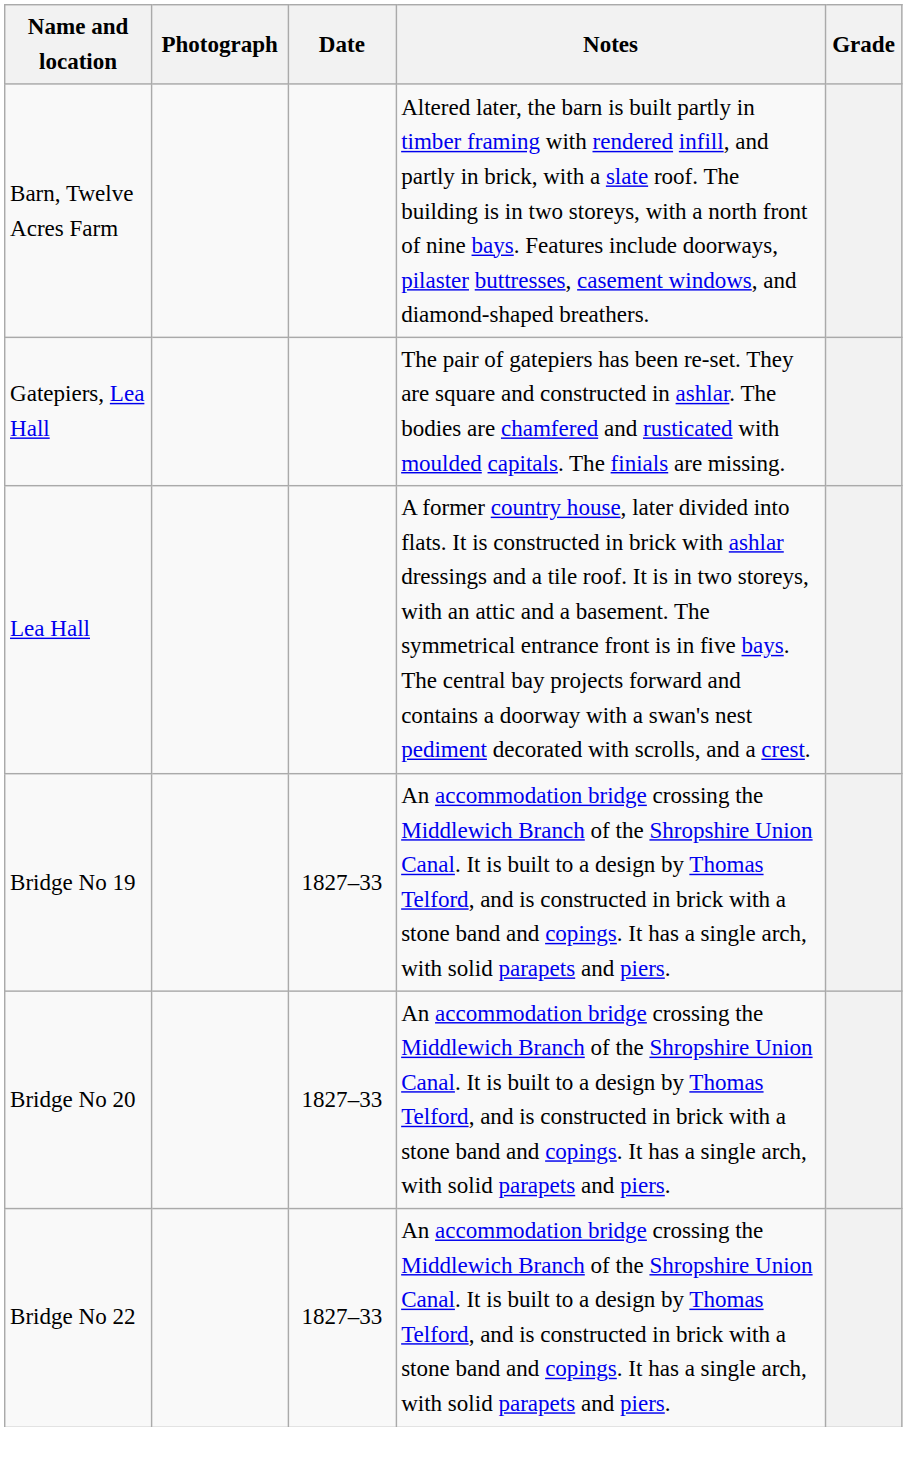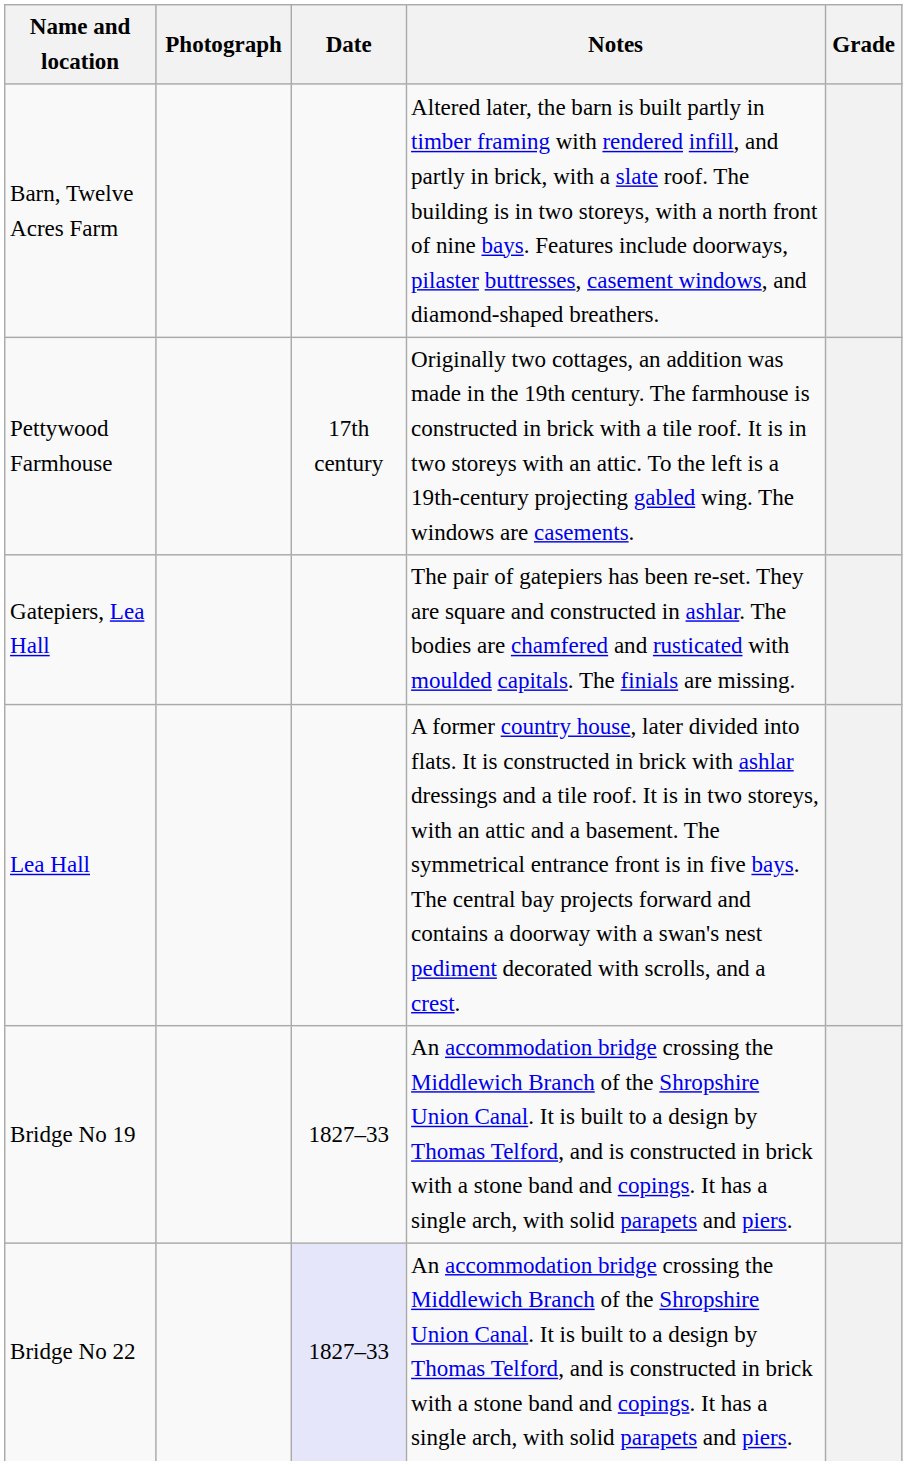+ row: (61, 445)
- row: (73, 1099)
(342, 1317) no background -> (349, 1352) lavender background
